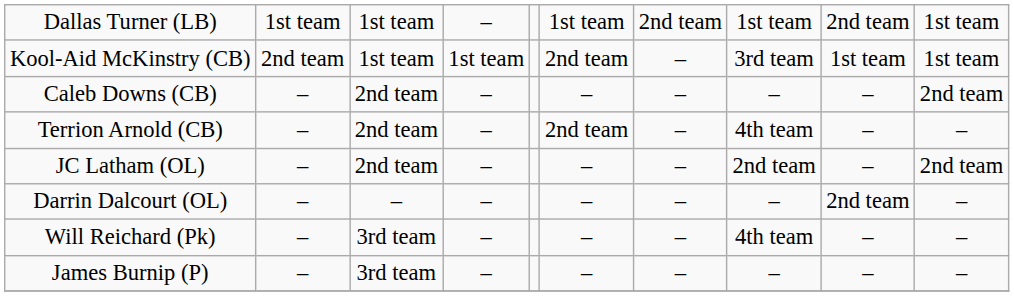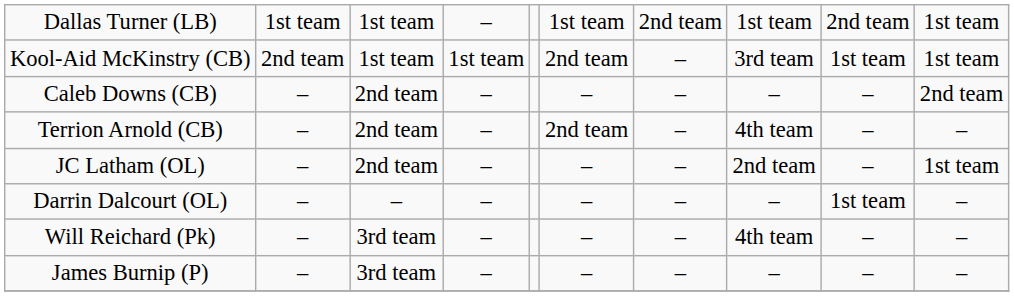(962, 165) 2nd team -> (962, 165) 1st team
(868, 201) 2nd team -> (868, 201) 1st team
